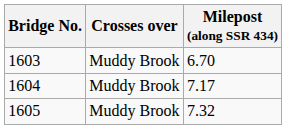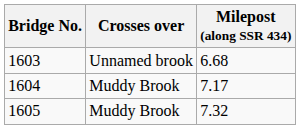(134, 60) Muddy Brook -> (141, 60) Unnamed brook
(201, 60) 6.70 -> (214, 60) 6.68
